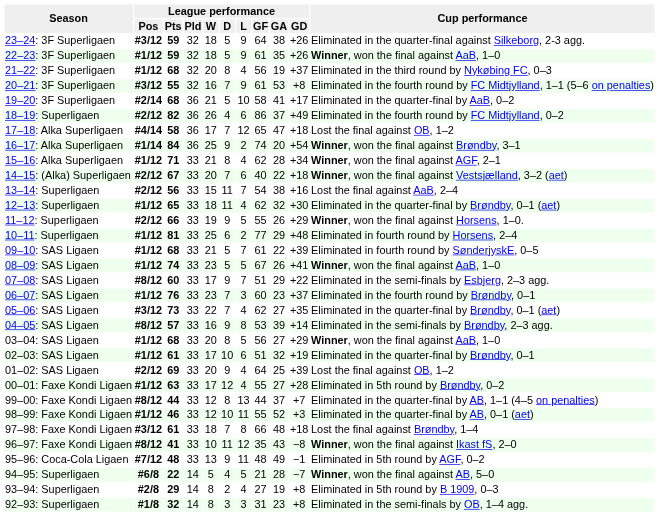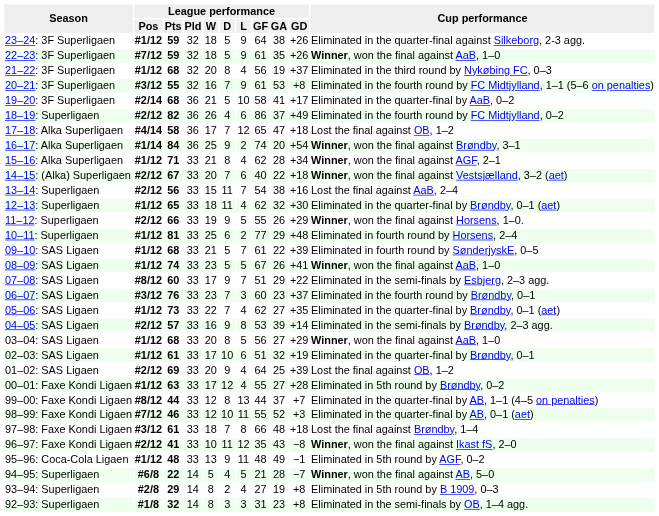(148, 41) #3/12 -> (148, 41) #1/12
(148, 56) #1/12 -> (148, 56) #7/12
(148, 295) #1/12 -> (148, 295) #3/12
(148, 310) #3/12 -> (148, 310) #1/12
(148, 325) #8/12 -> (148, 325) #2/12
(148, 415) #1/12 -> (148, 415) #7/12
(148, 445) #8/12 -> (148, 445) #2/12
(148, 460) #7/12 -> (148, 460) #1/12
